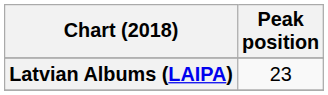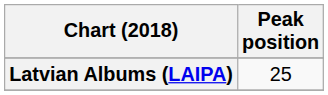(281, 74) 23 -> (281, 74) 25
